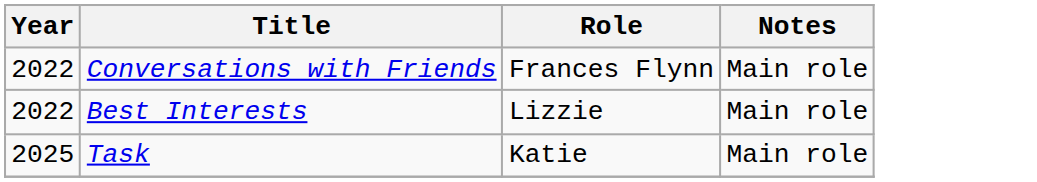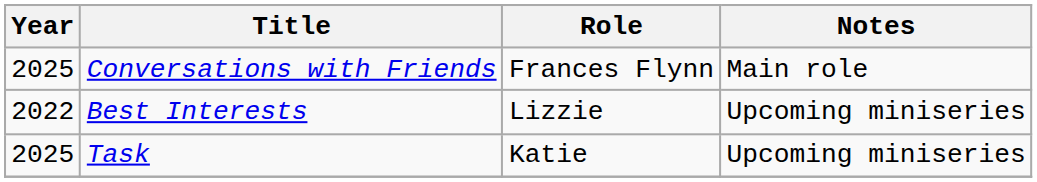(43, 69) 2022 -> (43, 69) 2025
(797, 112) Main role -> (876, 112) Upcoming miniseries
(797, 155) Main role -> (876, 155) Upcoming miniseries
